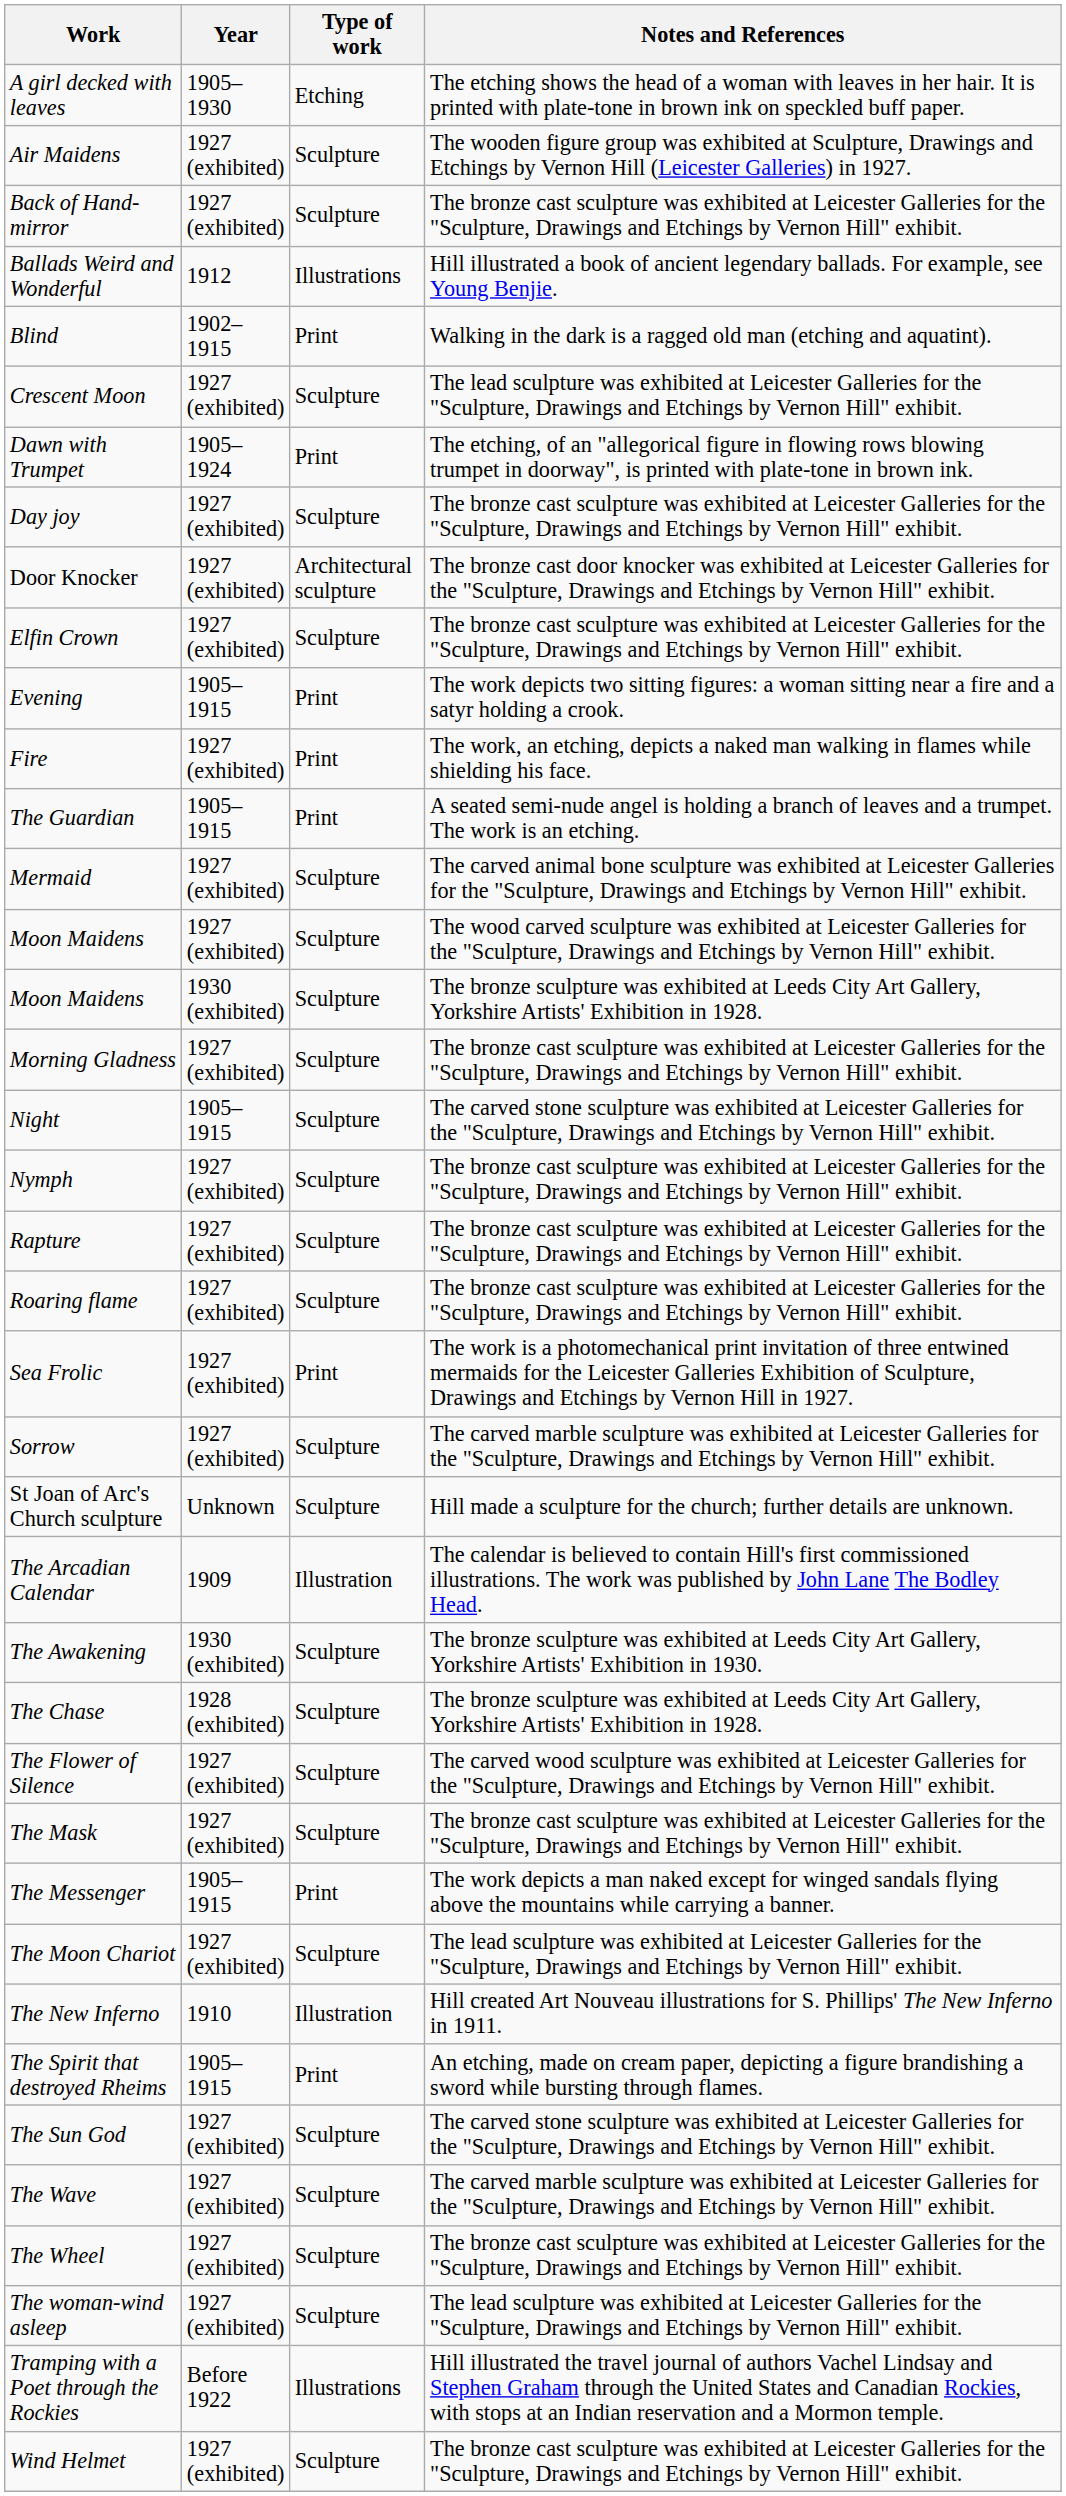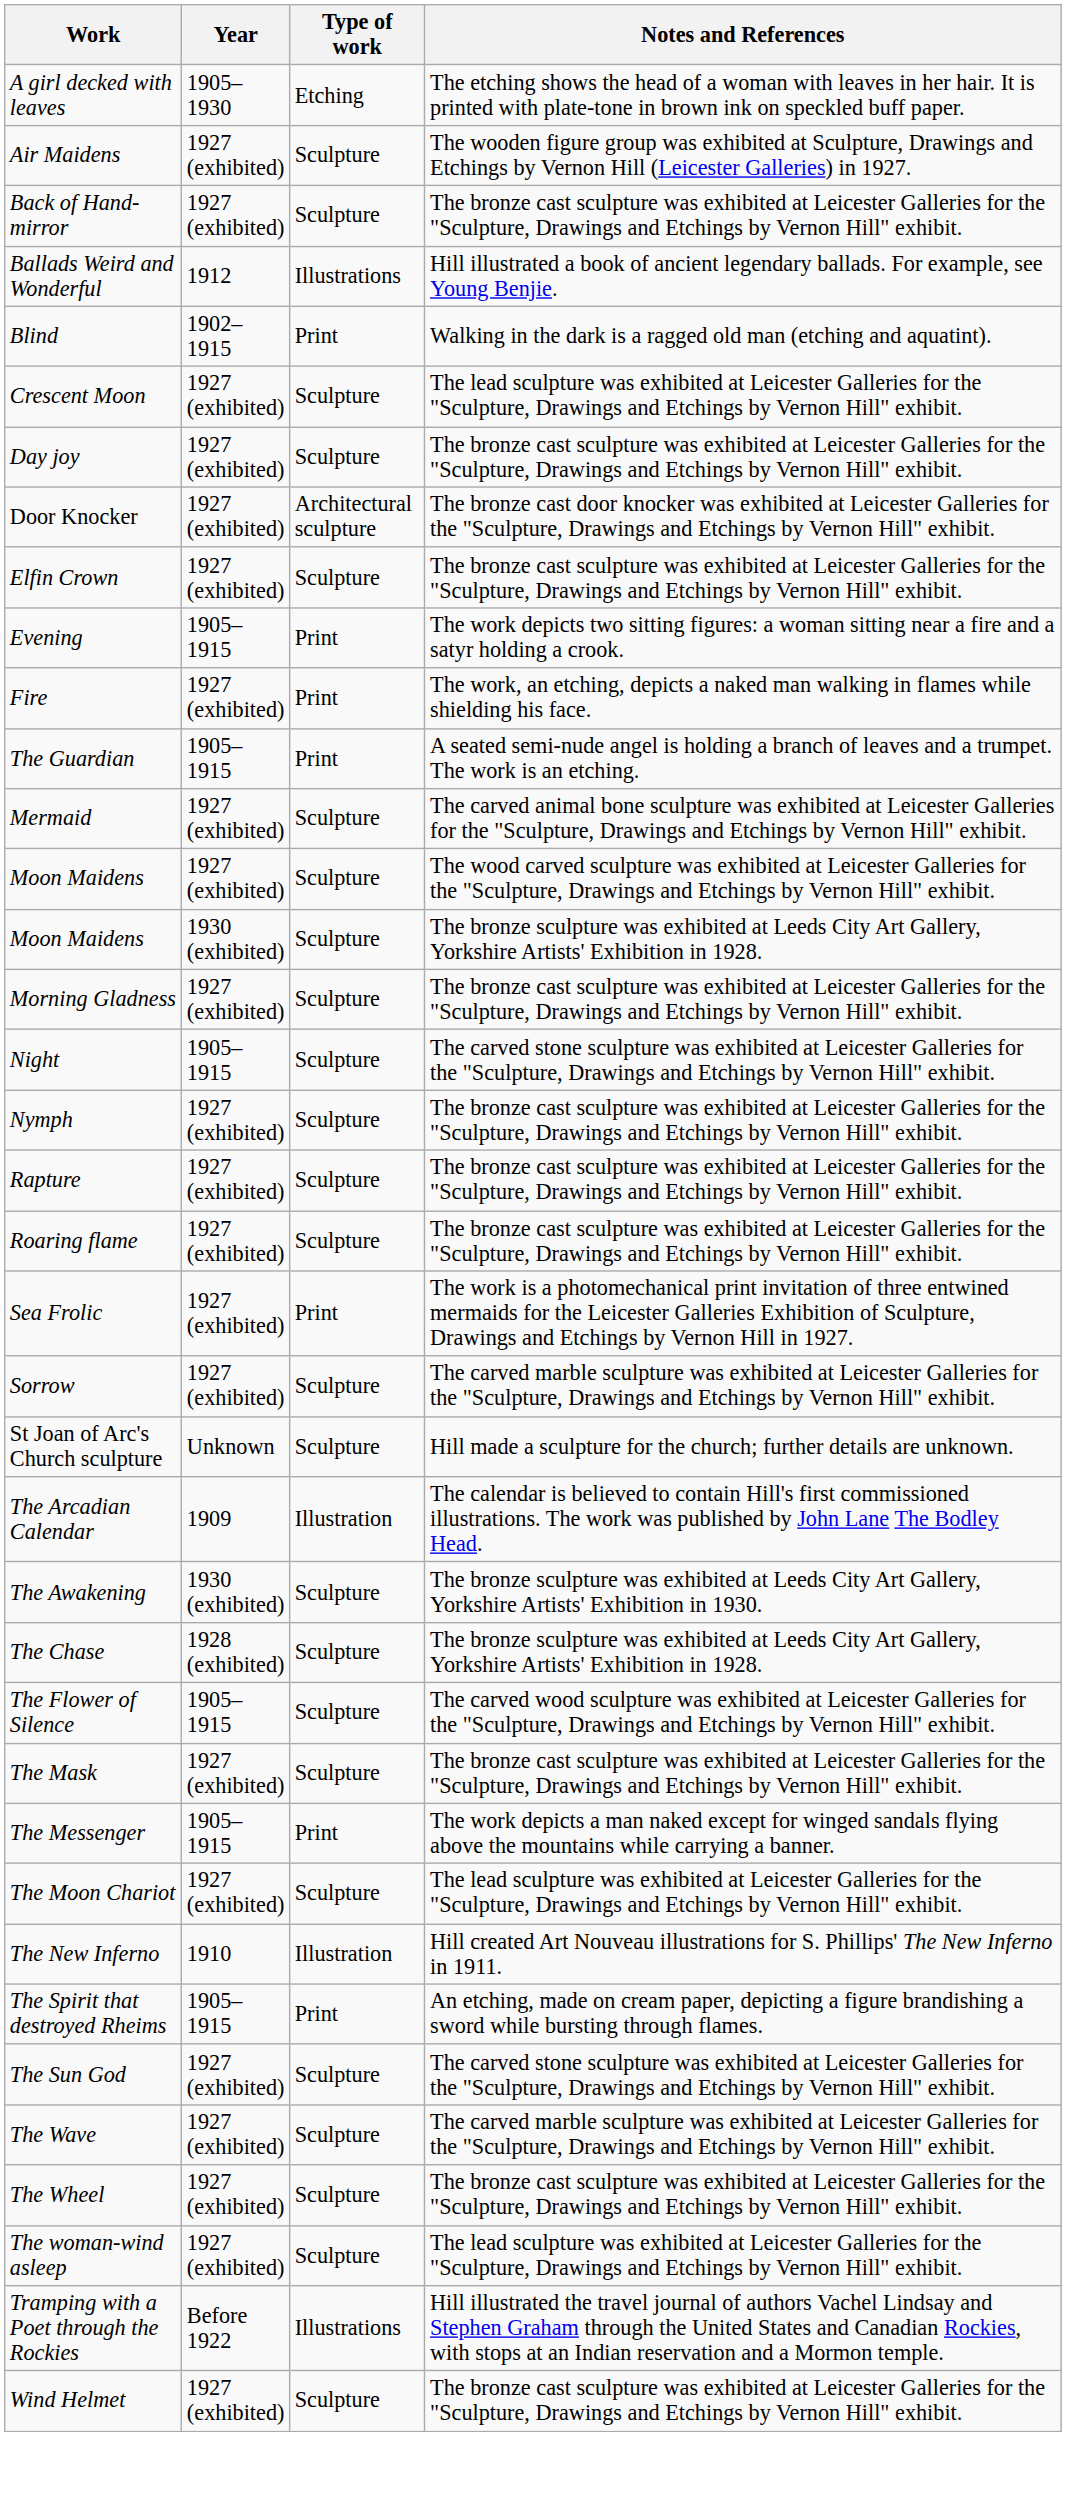- row: (58, 456)
(236, 1772) 1927 (exhibited) -> (215, 1712) 1905–1915
